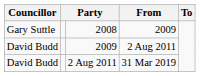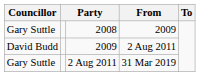(32, 63) David Budd -> (31, 63) Gary Suttle
